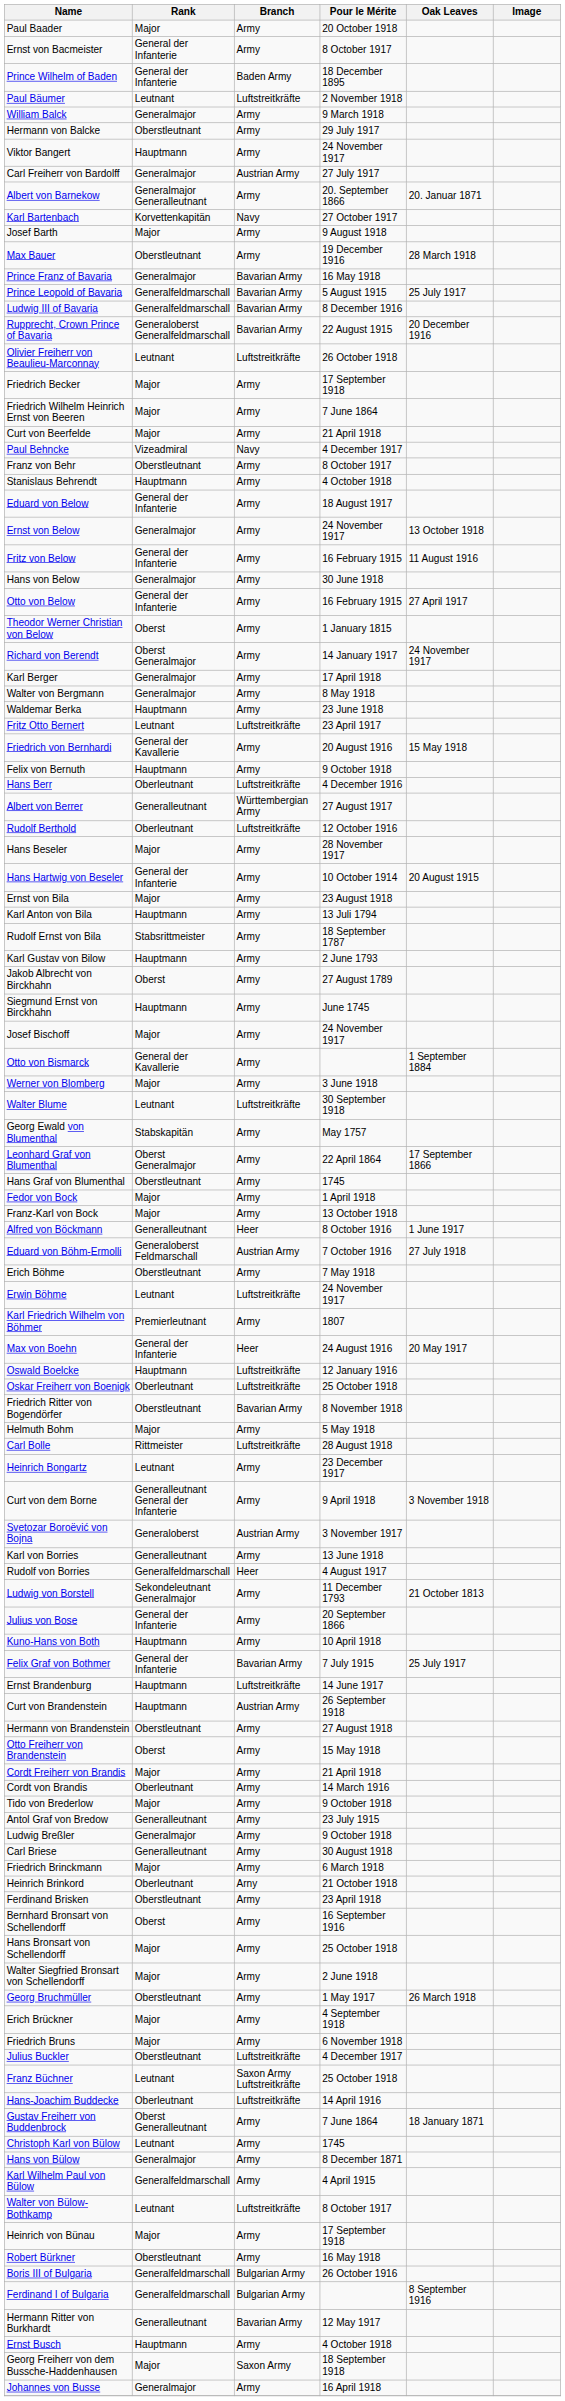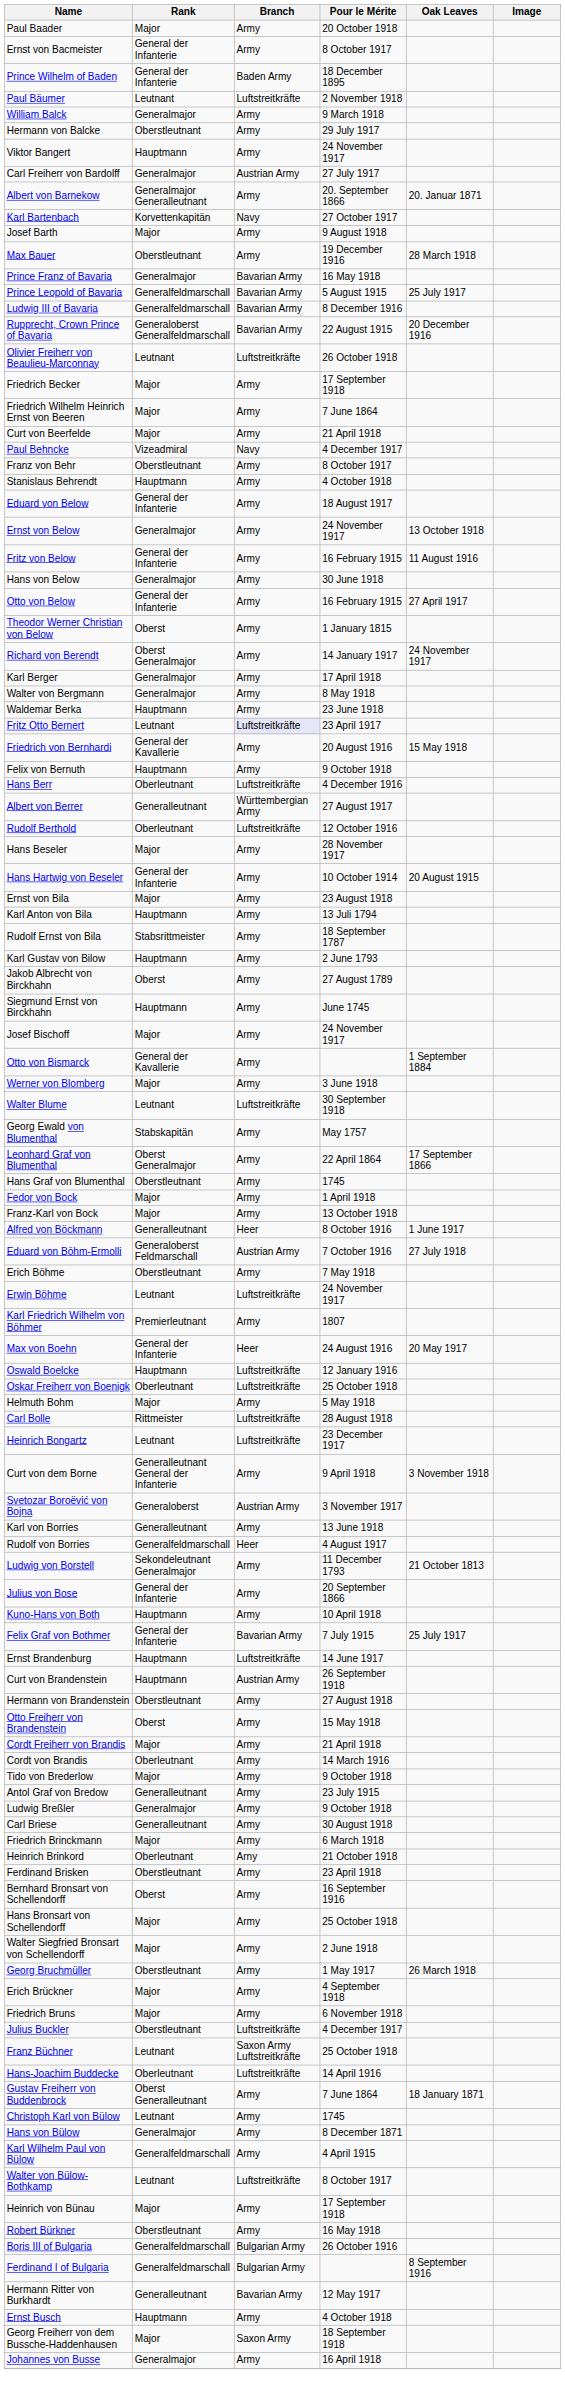(268, 726) no background -> (268, 726) lavender background
- row: (49, 1408)
(248, 1468) Army -> (268, 1440) Luftstreitkräfte
